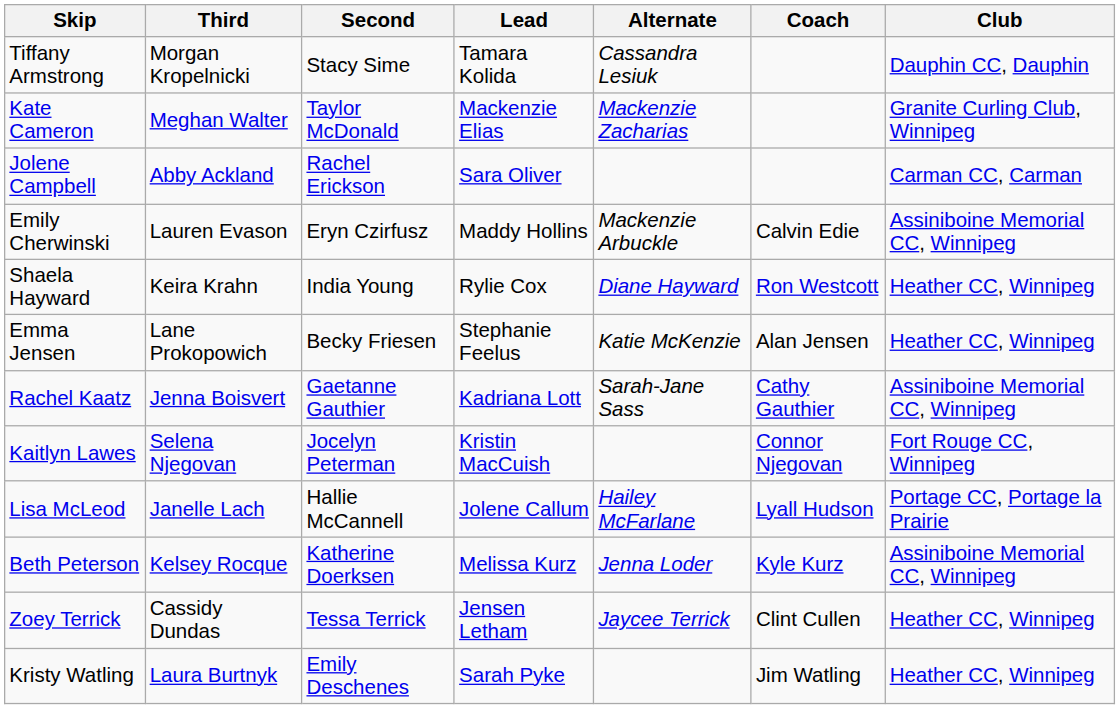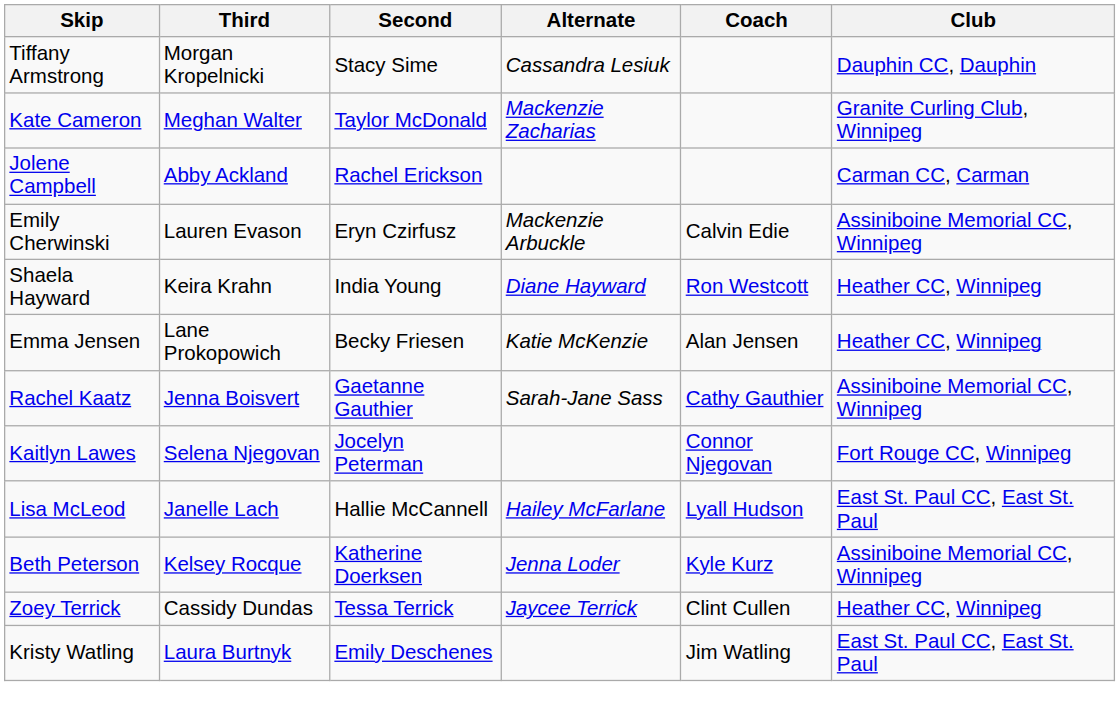- column: (524, 20)
(996, 508) Portage CC, Portage la Prairie -> (955, 508) East St. Paul CC, East St. Paul
(992, 675) Heather CC, Winnipeg -> (955, 652) East St. Paul CC, East St. Paul
